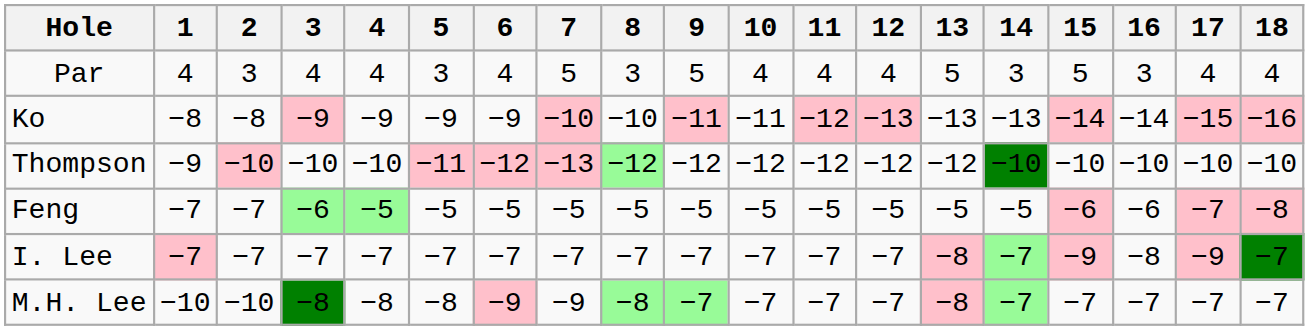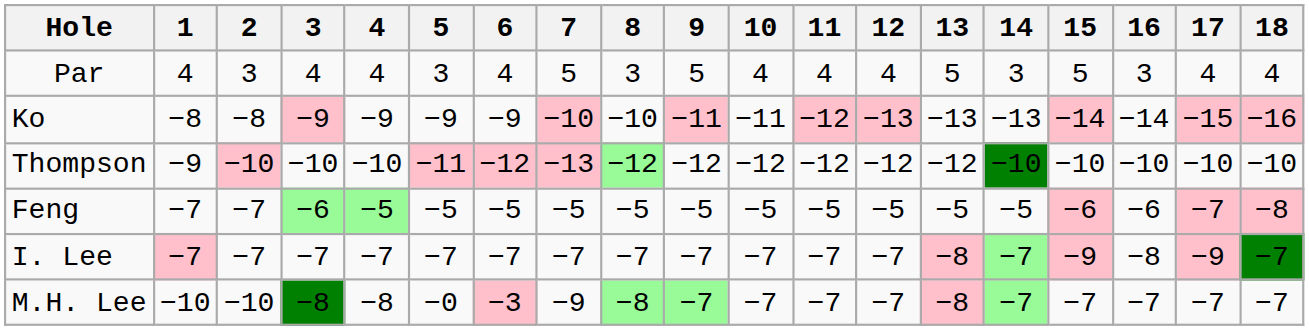(441, 303) −8 -> (441, 303) −0
(505, 303) −9 -> (505, 303) −3
